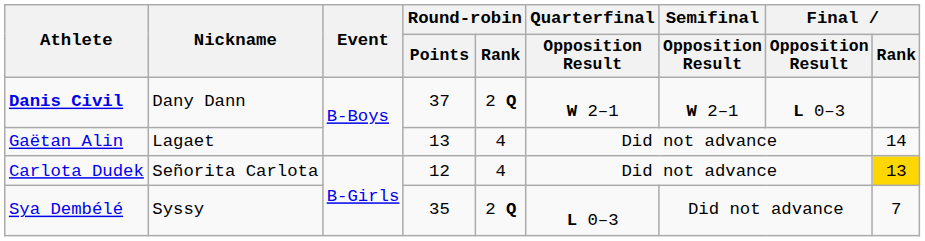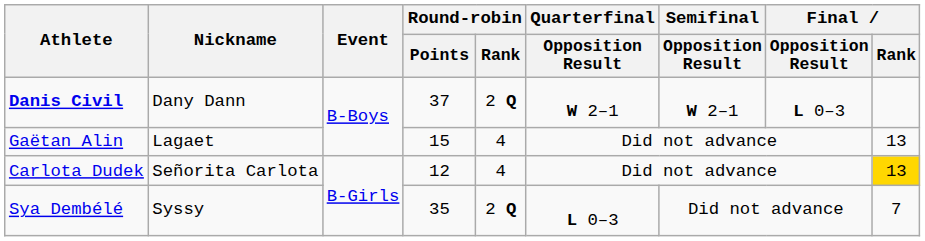(439, 141) 13 -> (439, 141) 15
(896, 141) 14 -> (896, 141) 13
